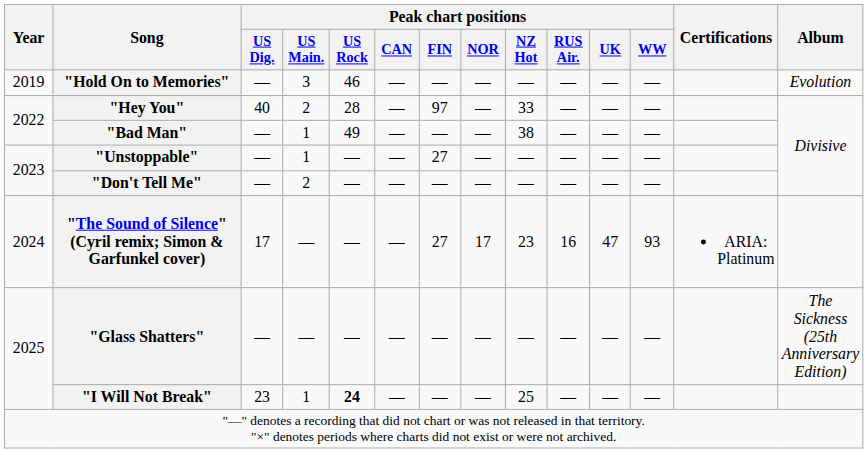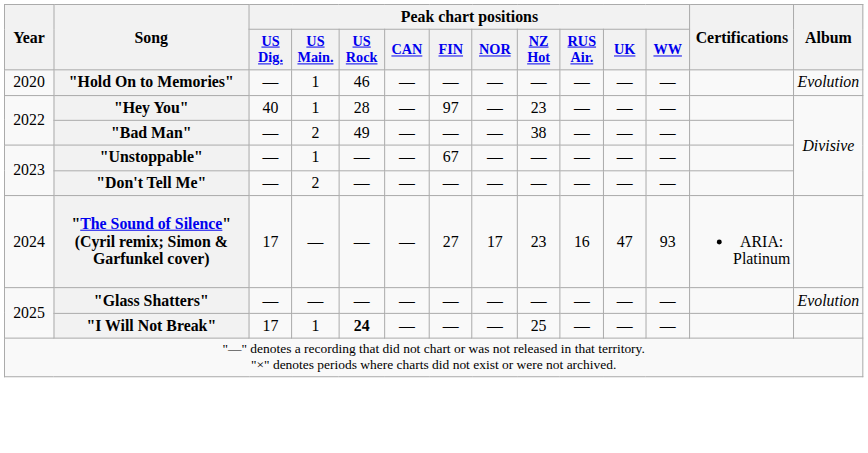(29, 82) 2019 -> (29, 82) 2020
(306, 82) 3 -> (315, 82) 1
(306, 107) 2 -> (315, 107) 1
(526, 107) 33 -> (539, 107) 23
(306, 132) 1 -> (315, 132) 2
(440, 157) 27 -> (451, 157) 67
(820, 336) The Sickness (25th Anniversary Edition) -> (828, 300) Evolution
(262, 396) 23 -> (271, 325) 17
